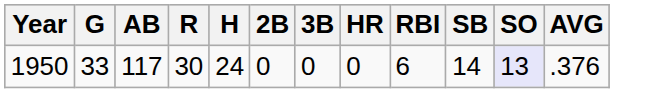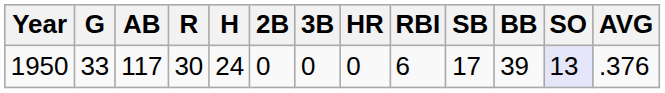+ column: (519, 25)
(467, 66) 14 -> (467, 66) 17
